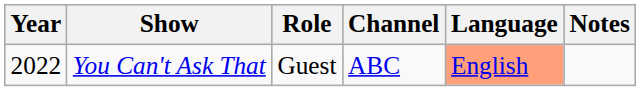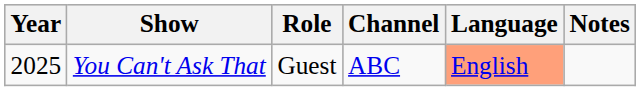(36, 64) 2022 -> (36, 64) 2025
